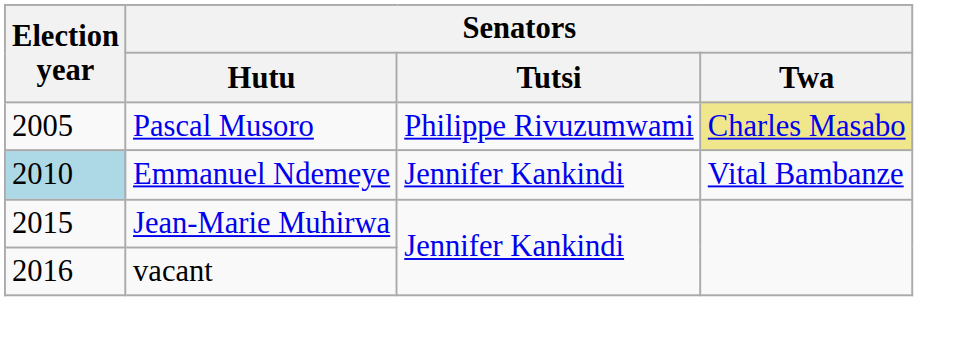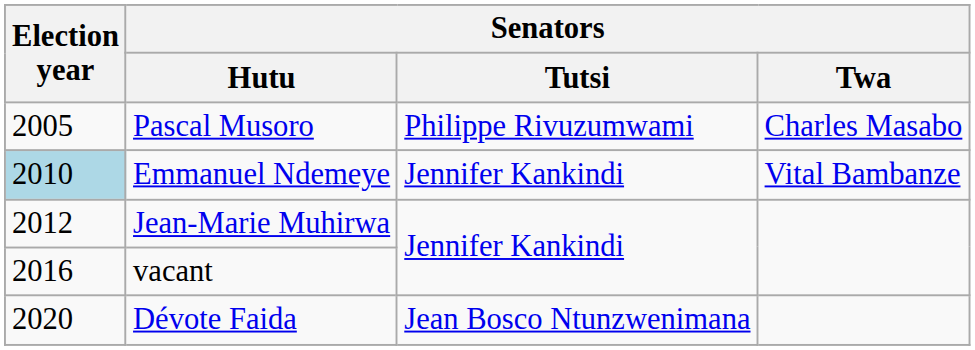(807, 125) khaki background -> (863, 125) no background
(43, 222) 2015 -> (43, 222) 2012
+ row: (215, 319)
